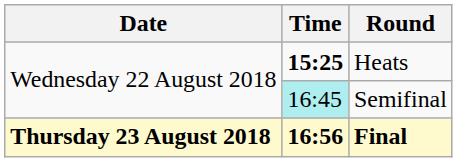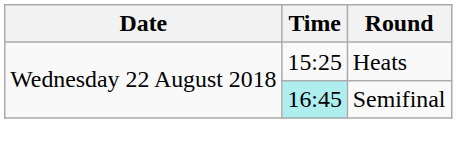(315, 61) bold -> (315, 61) normal
- row: (381, 136)
